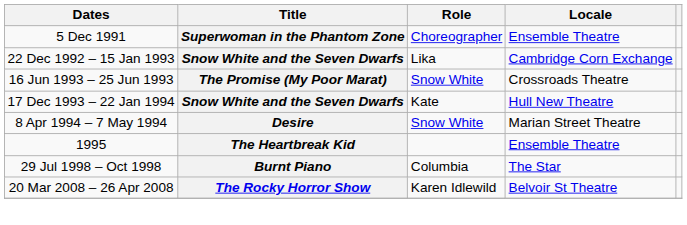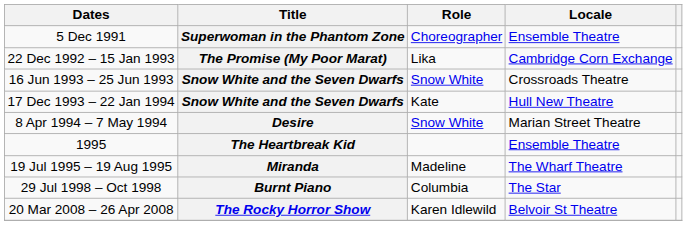(293, 58) Snow White and the Seven Dwarfs -> (293, 58) The Promise (My Poor Marat)
(293, 79) The Promise (My Poor Marat) -> (293, 79) Snow White and the Seven Dwarfs
+ row: (91, 166)
